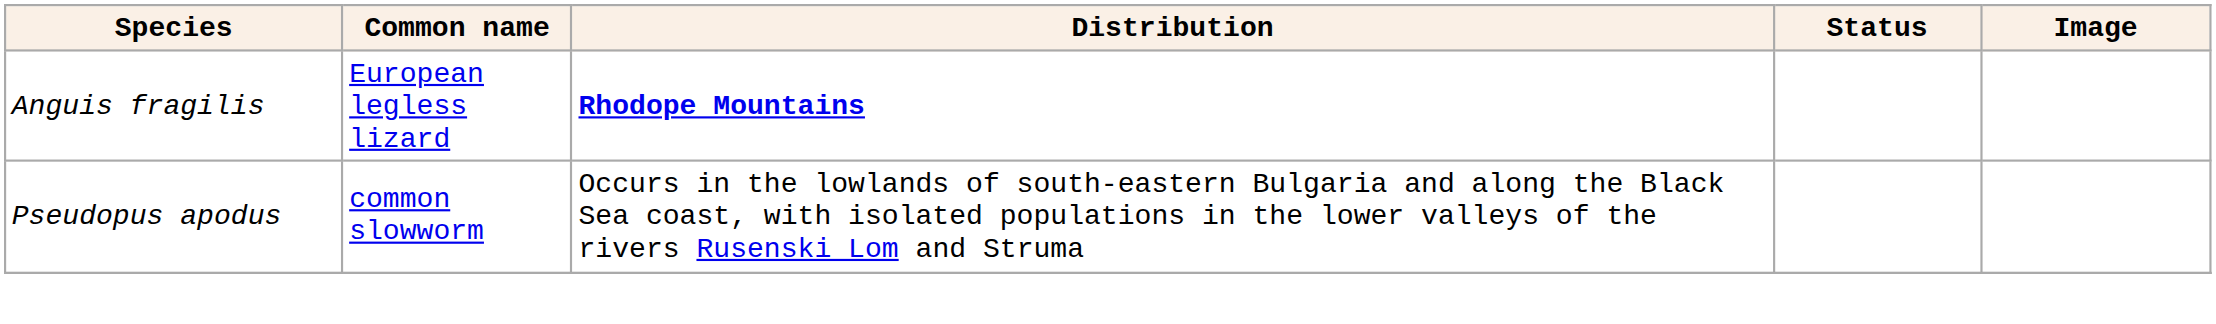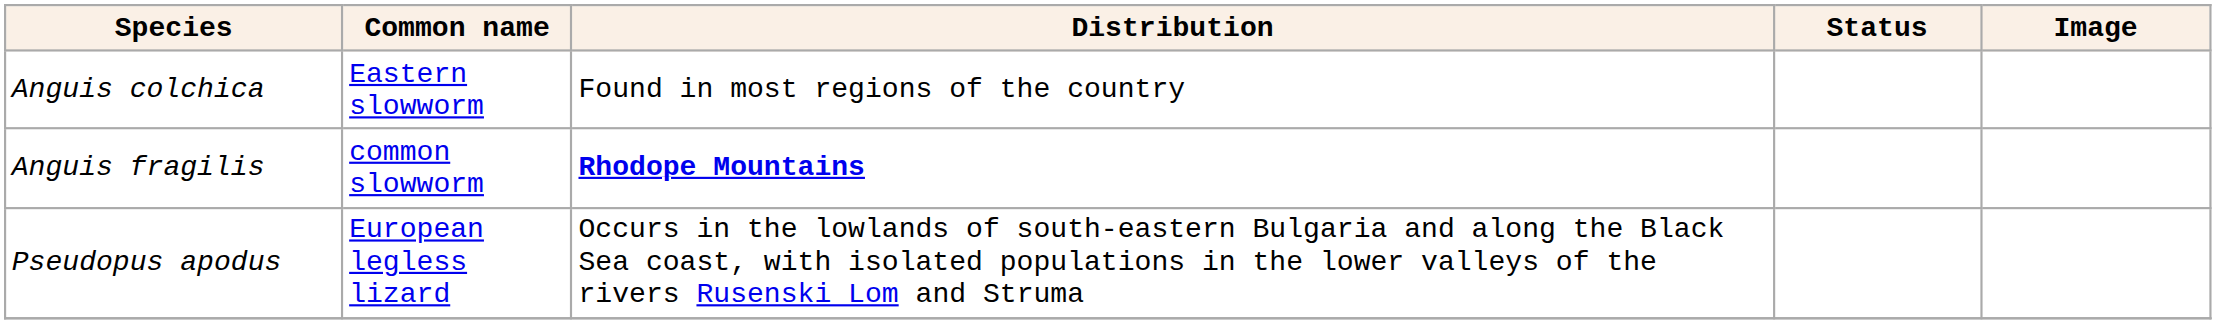+ row: (138, 90)
(417, 106) European legless lizard -> (417, 168) common slowworm
(417, 217) common slowworm -> (417, 262) European legless lizard
